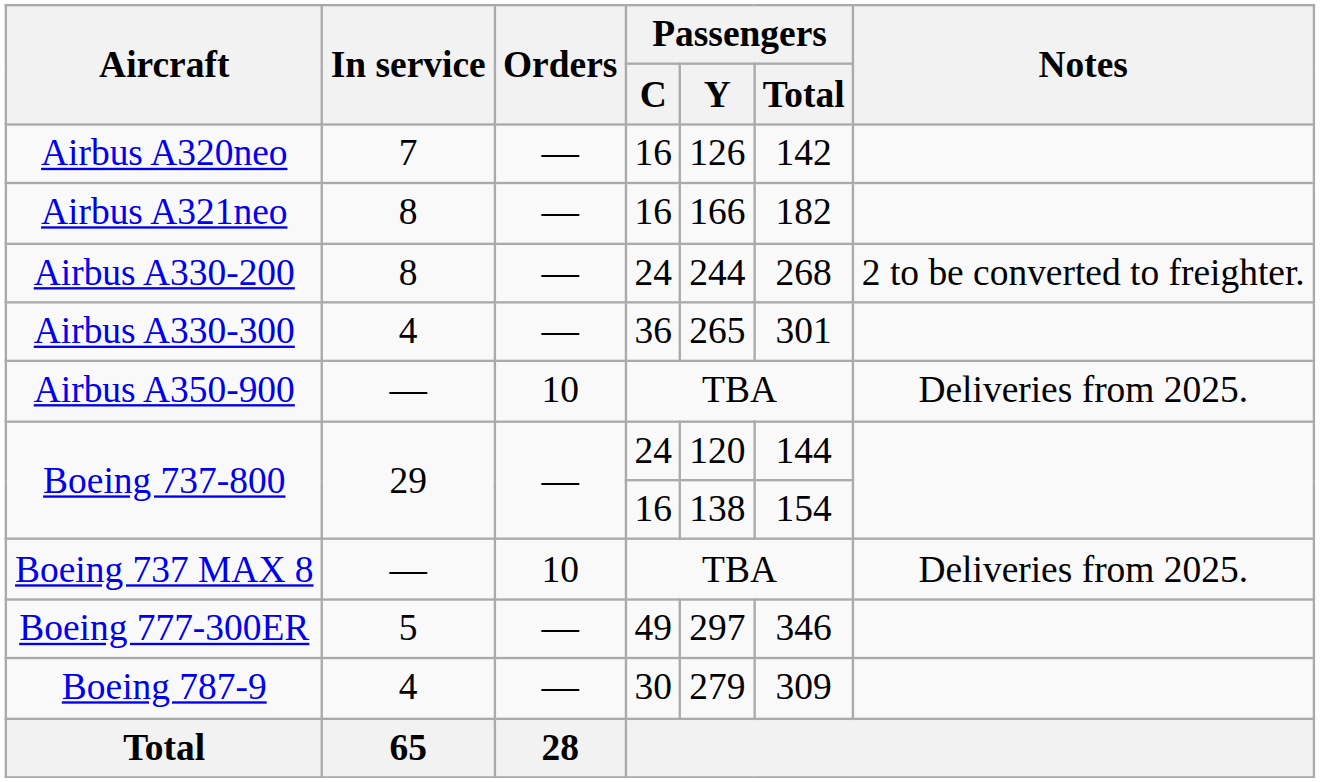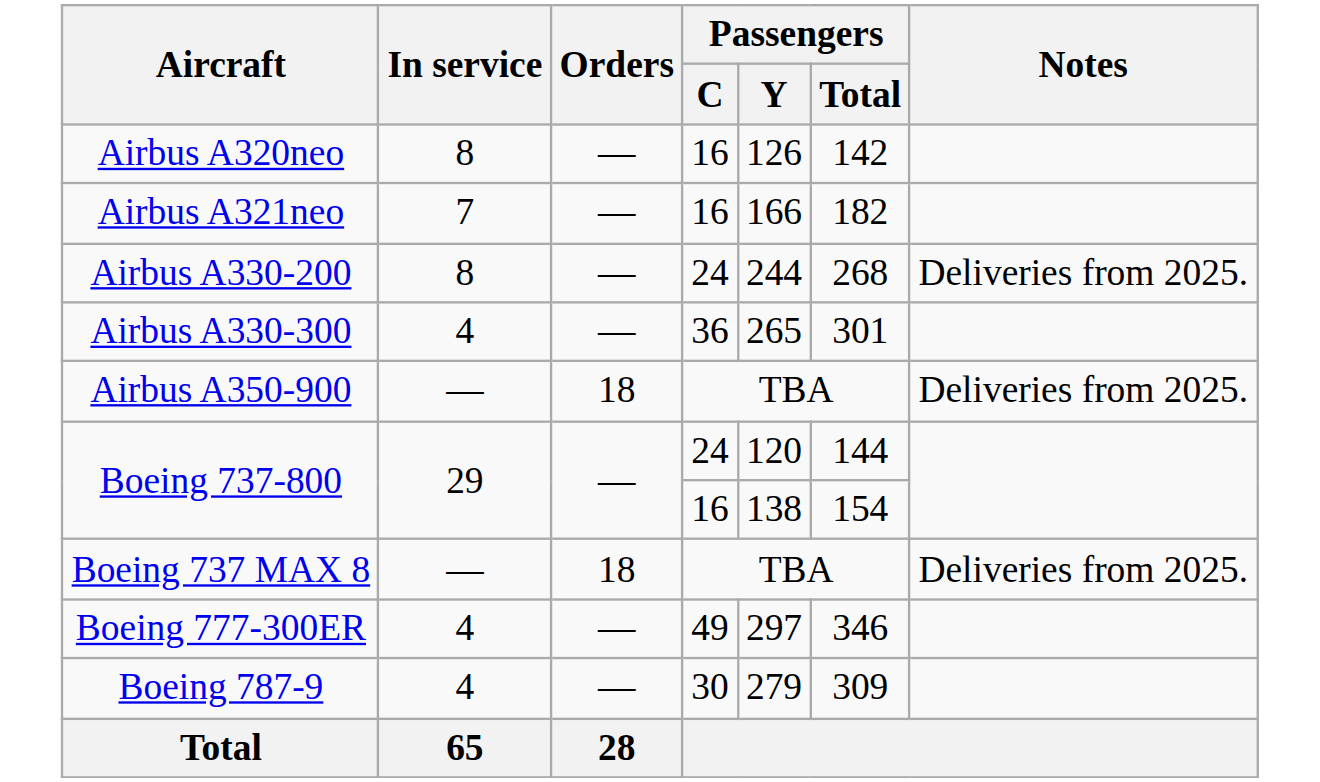(408, 152) 7 -> (465, 152) 8
(408, 212) 8 -> (465, 212) 7
(1083, 271) 2 to be converted to freighter. -> (1083, 271) Deliveries from 2025.
(560, 390) 10 -> (617, 390) 18
(560, 568) 10 -> (617, 568) 18
(408, 627) 5 -> (465, 627) 4
